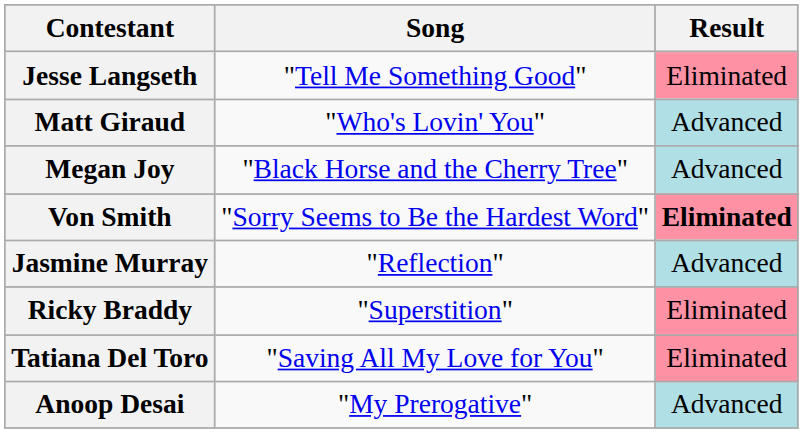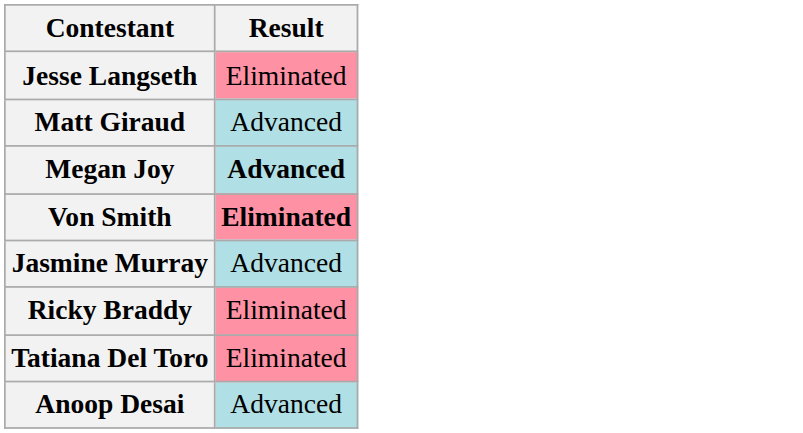- column: (435, 28)
(727, 169) normal -> (286, 169) bold
